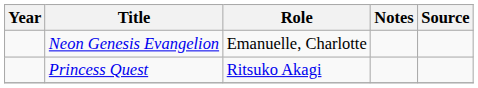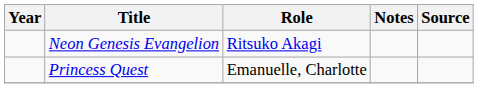(297, 43) Emanuelle, Charlotte -> (274, 43) Ritsuko Akagi
(274, 69) Ritsuko Akagi -> (297, 69) Emanuelle, Charlotte
